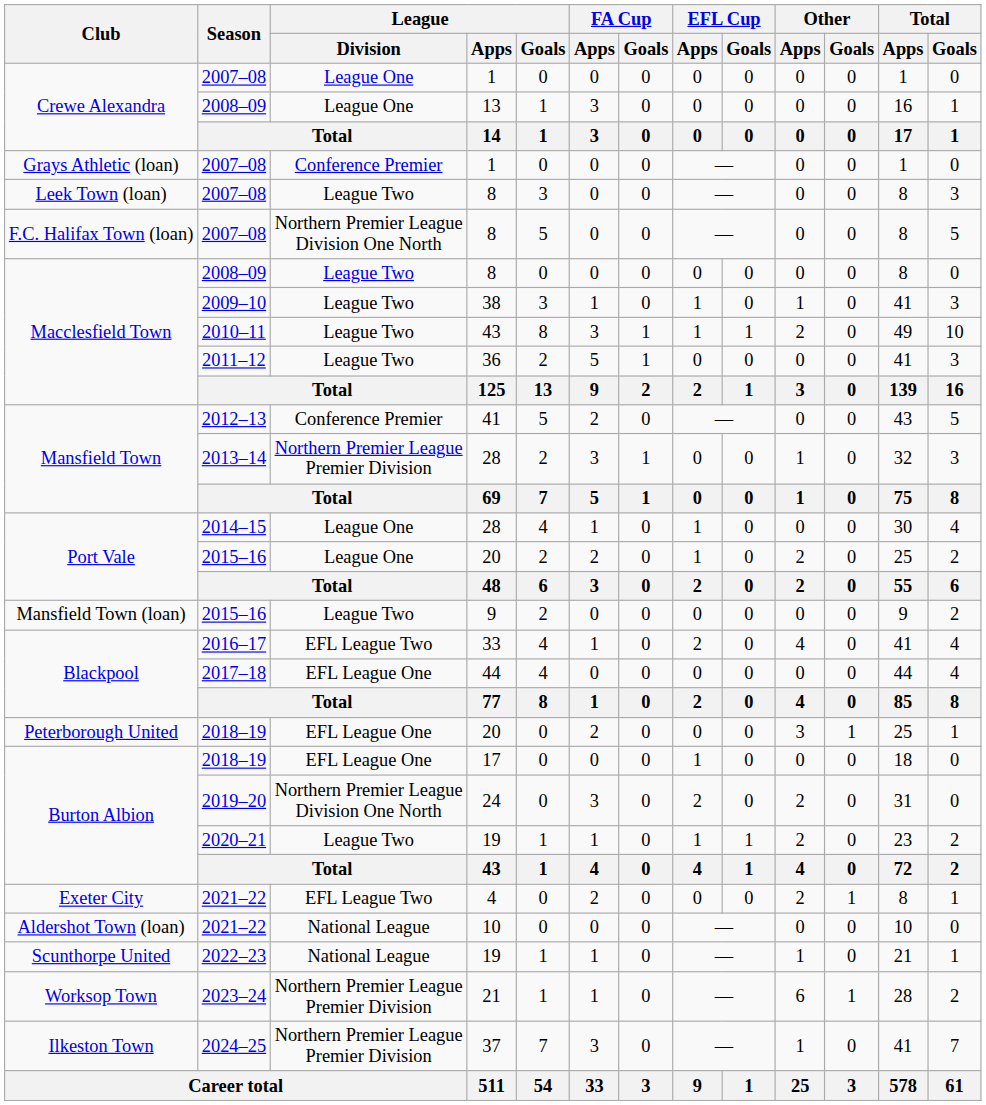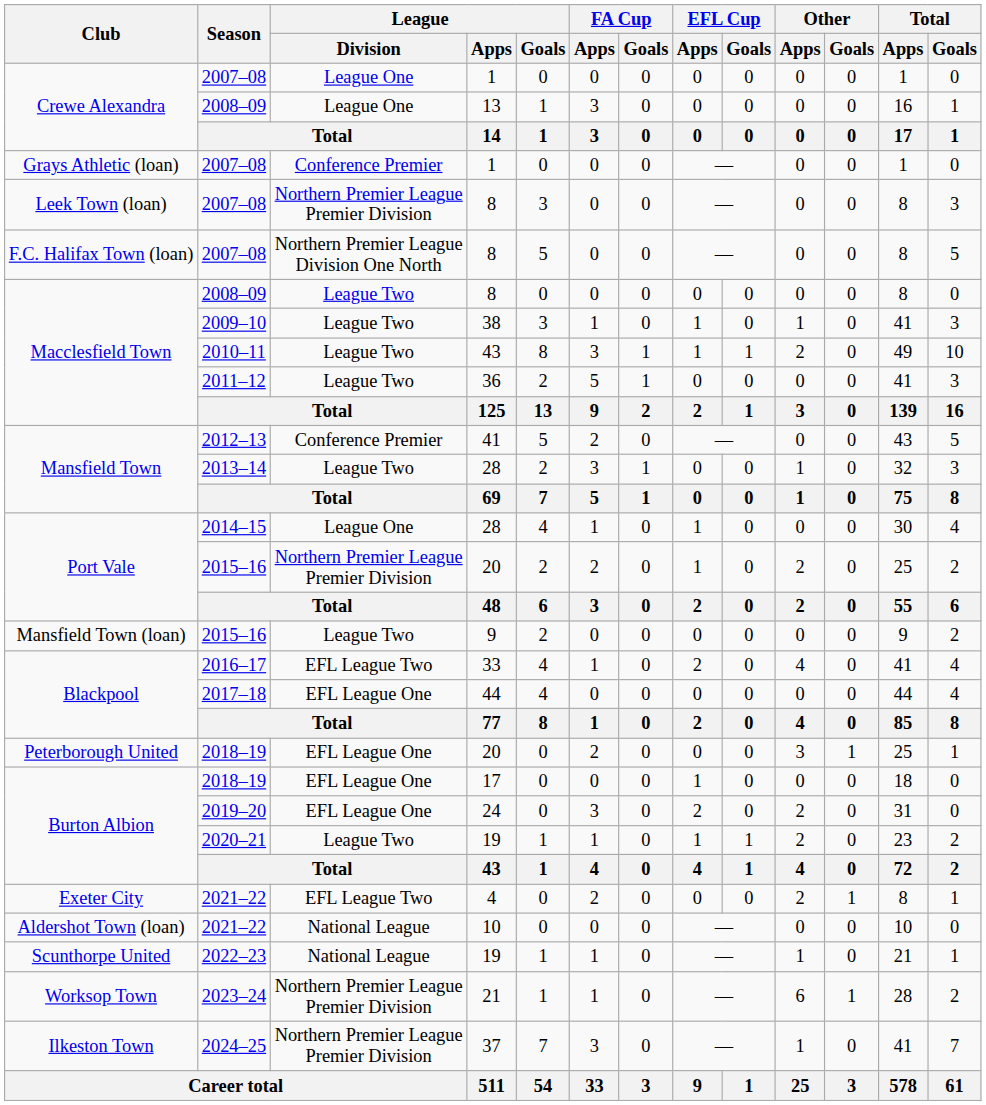(369, 194) League Two -> (369, 204) Northern Premier League Premier Division
(369, 458) Northern Premier League Premier Division -> (369, 469) League Two
(369, 556) League One -> (369, 566) Northern Premier League Premier Division
(369, 800) Northern Premier League Division One North -> (369, 810) EFL League One
